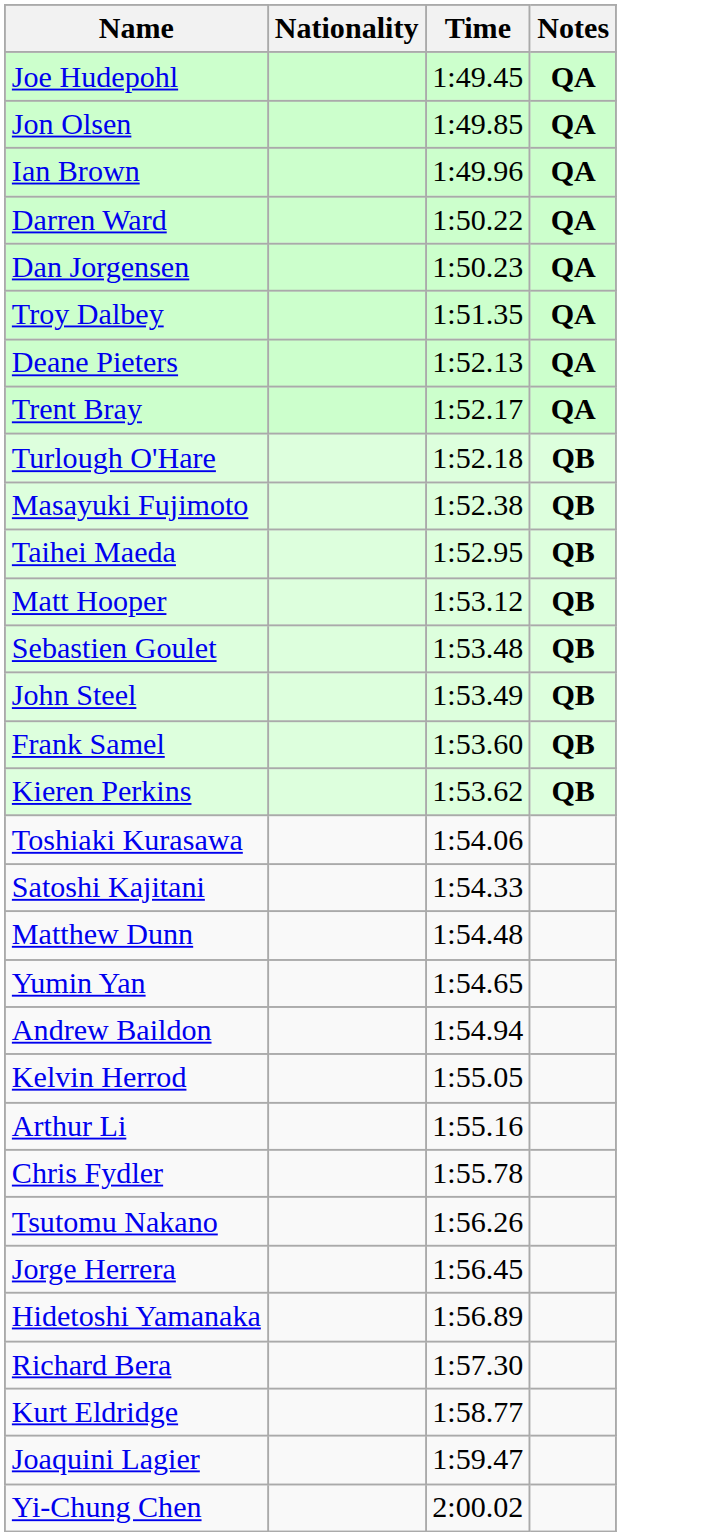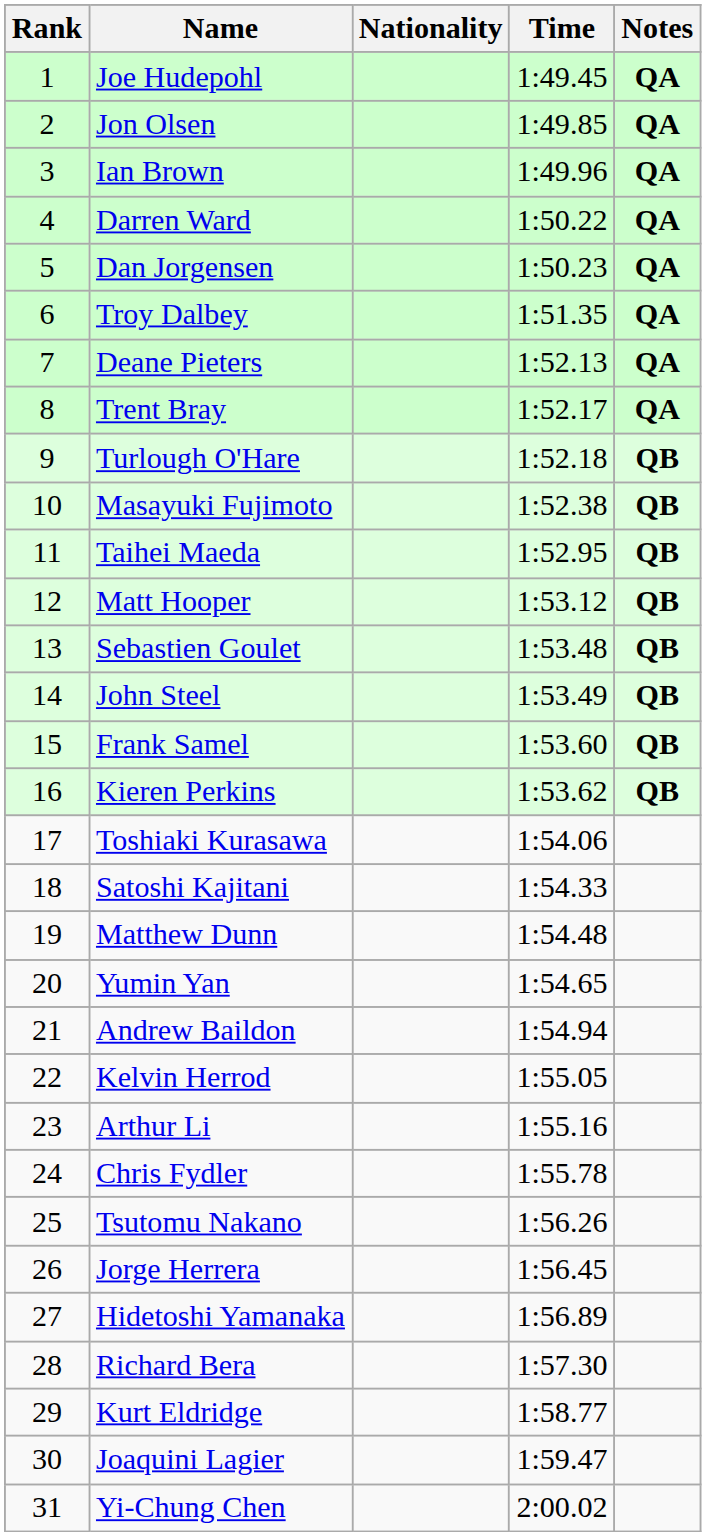+ column: (47, 28)
